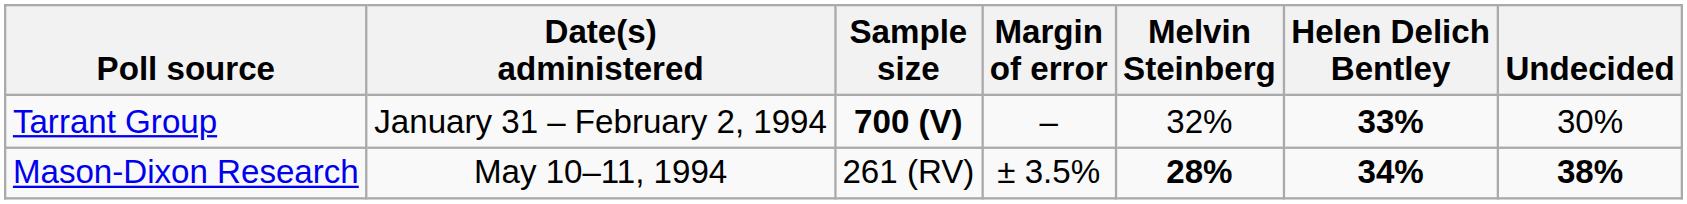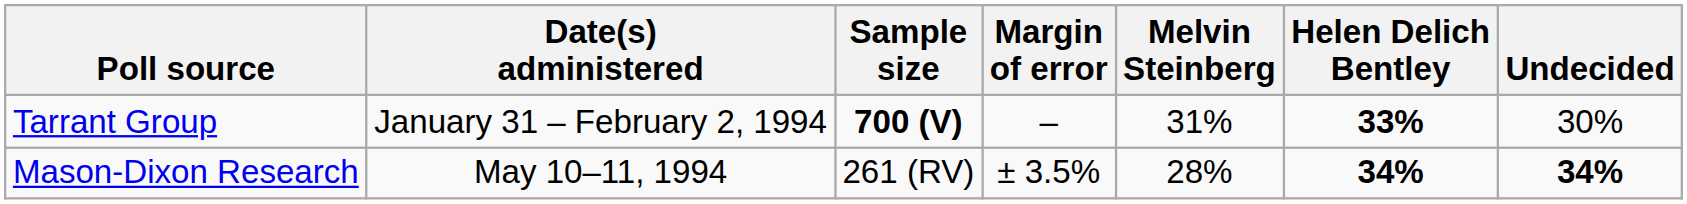(1199, 121) 32% -> (1199, 121) 31%
(1199, 173) bold -> (1199, 173) normal
(1590, 173) 38% -> (1590, 173) 34%
